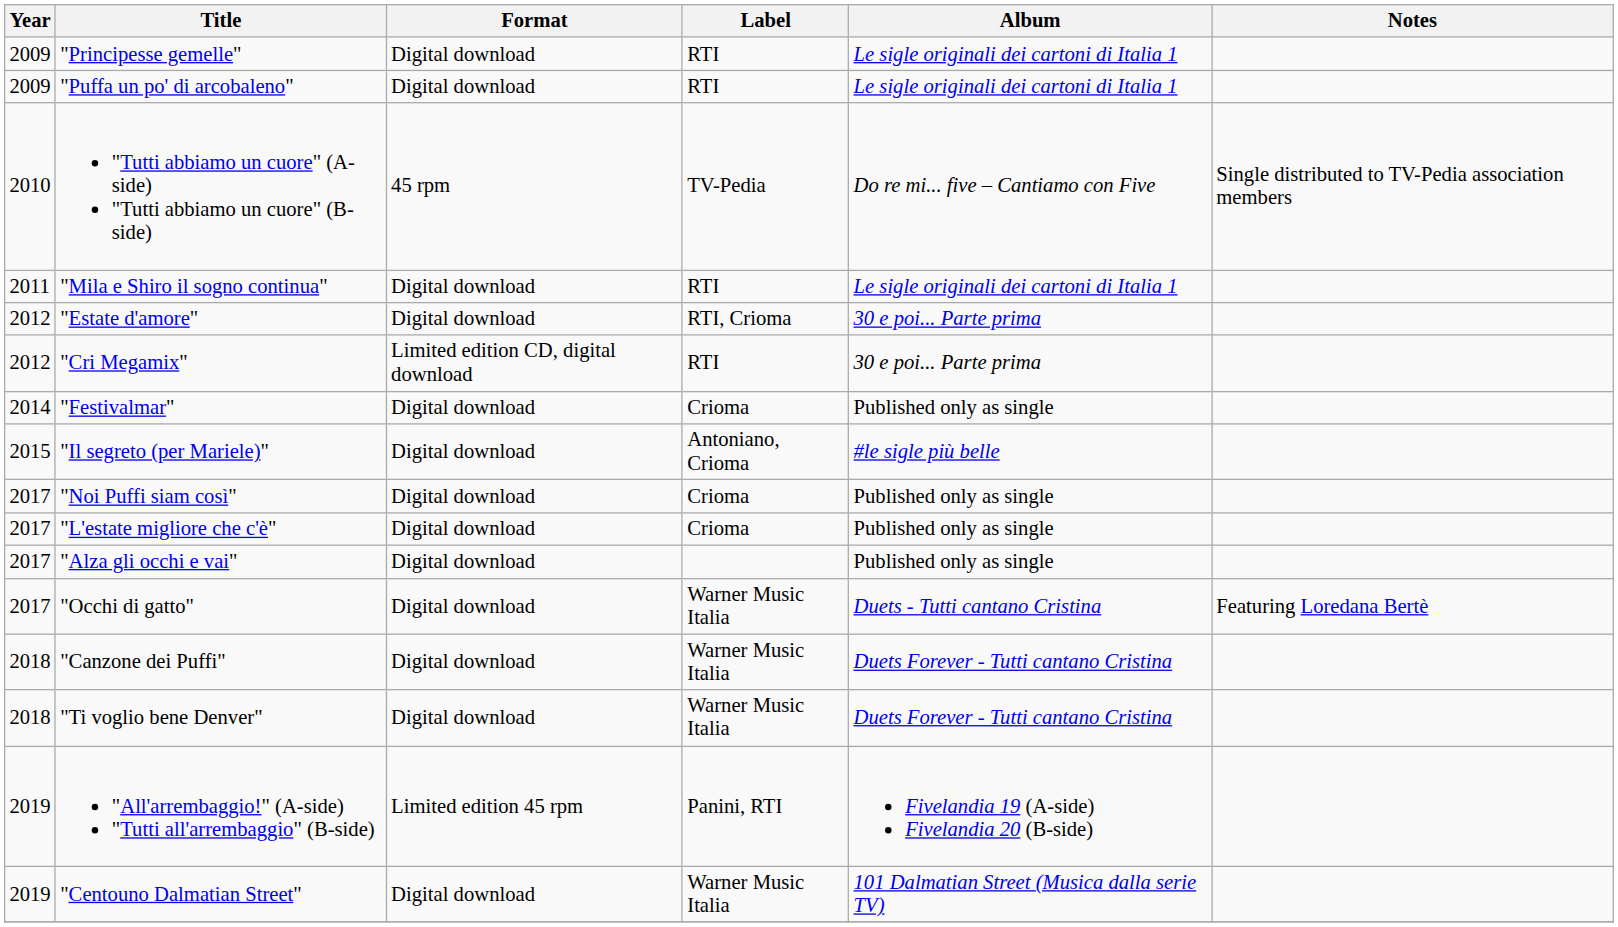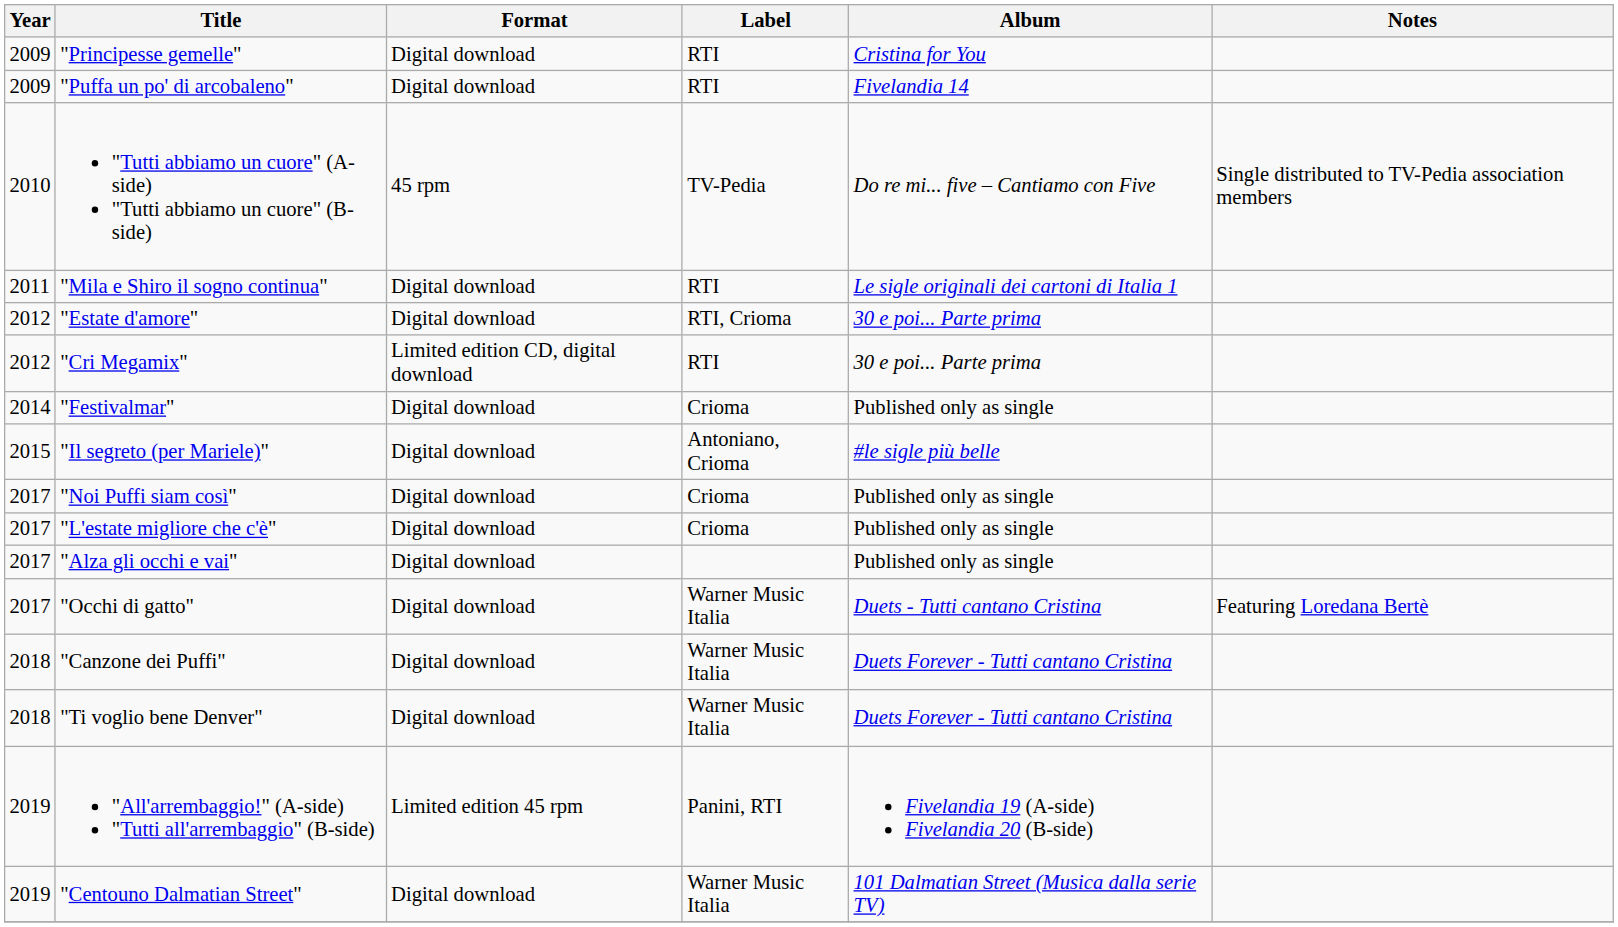(1016, 53) Le sigle originali dei cartoni di Italia 1 -> (920, 53) Cristina for You
(1016, 86) Le sigle originali dei cartoni di Italia 1 -> (911, 86) Fivelandia 14
